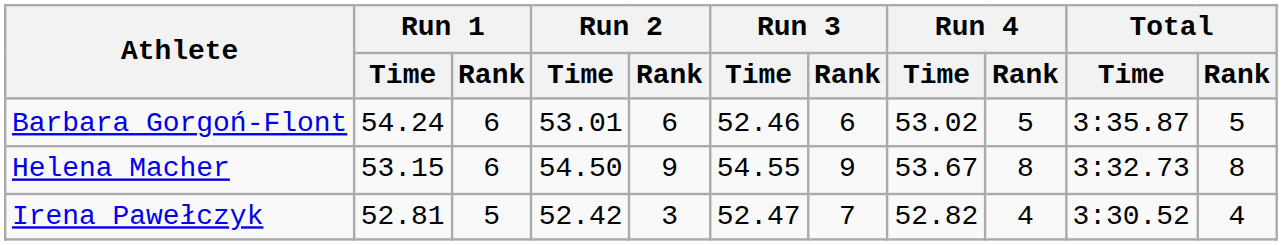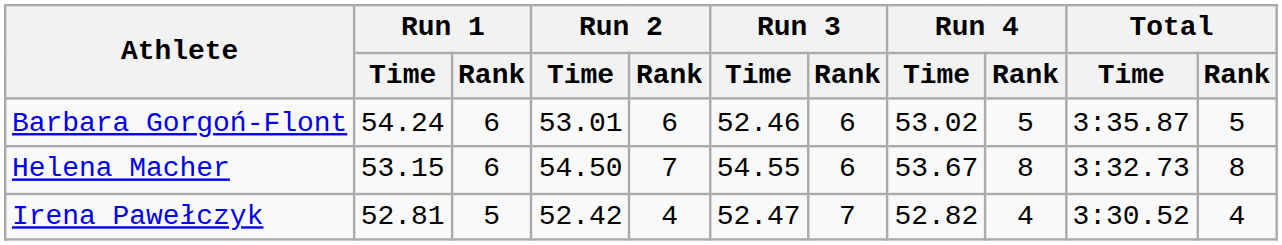(670, 169) 9 -> (670, 169) 7
(848, 169) 9 -> (848, 169) 6
(670, 216) 3 -> (670, 216) 4
